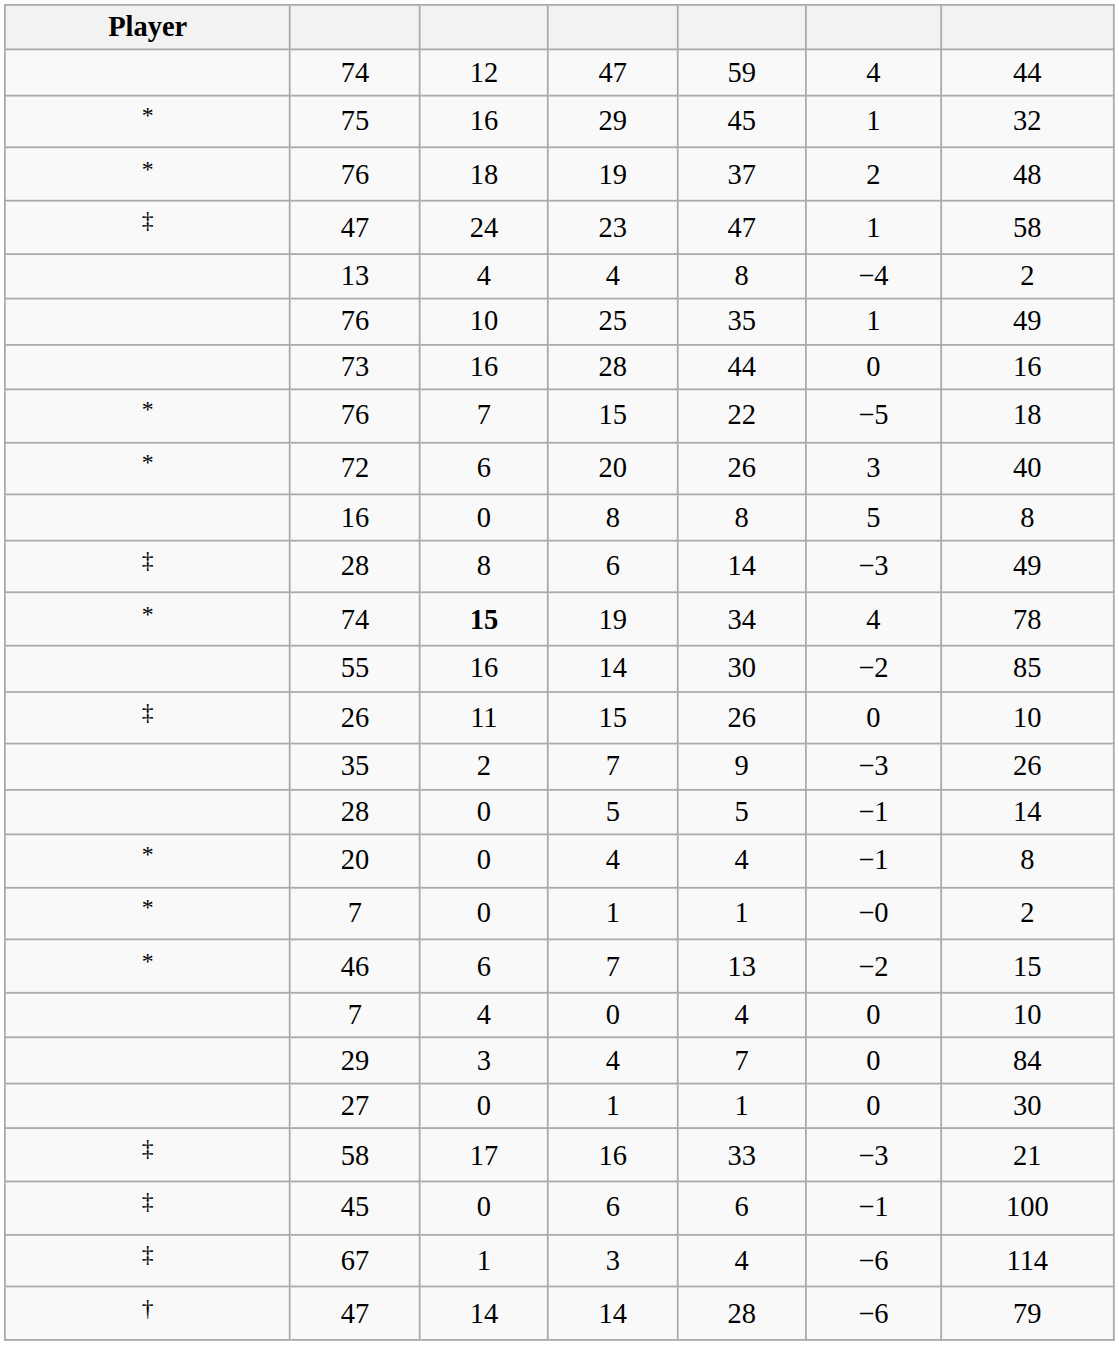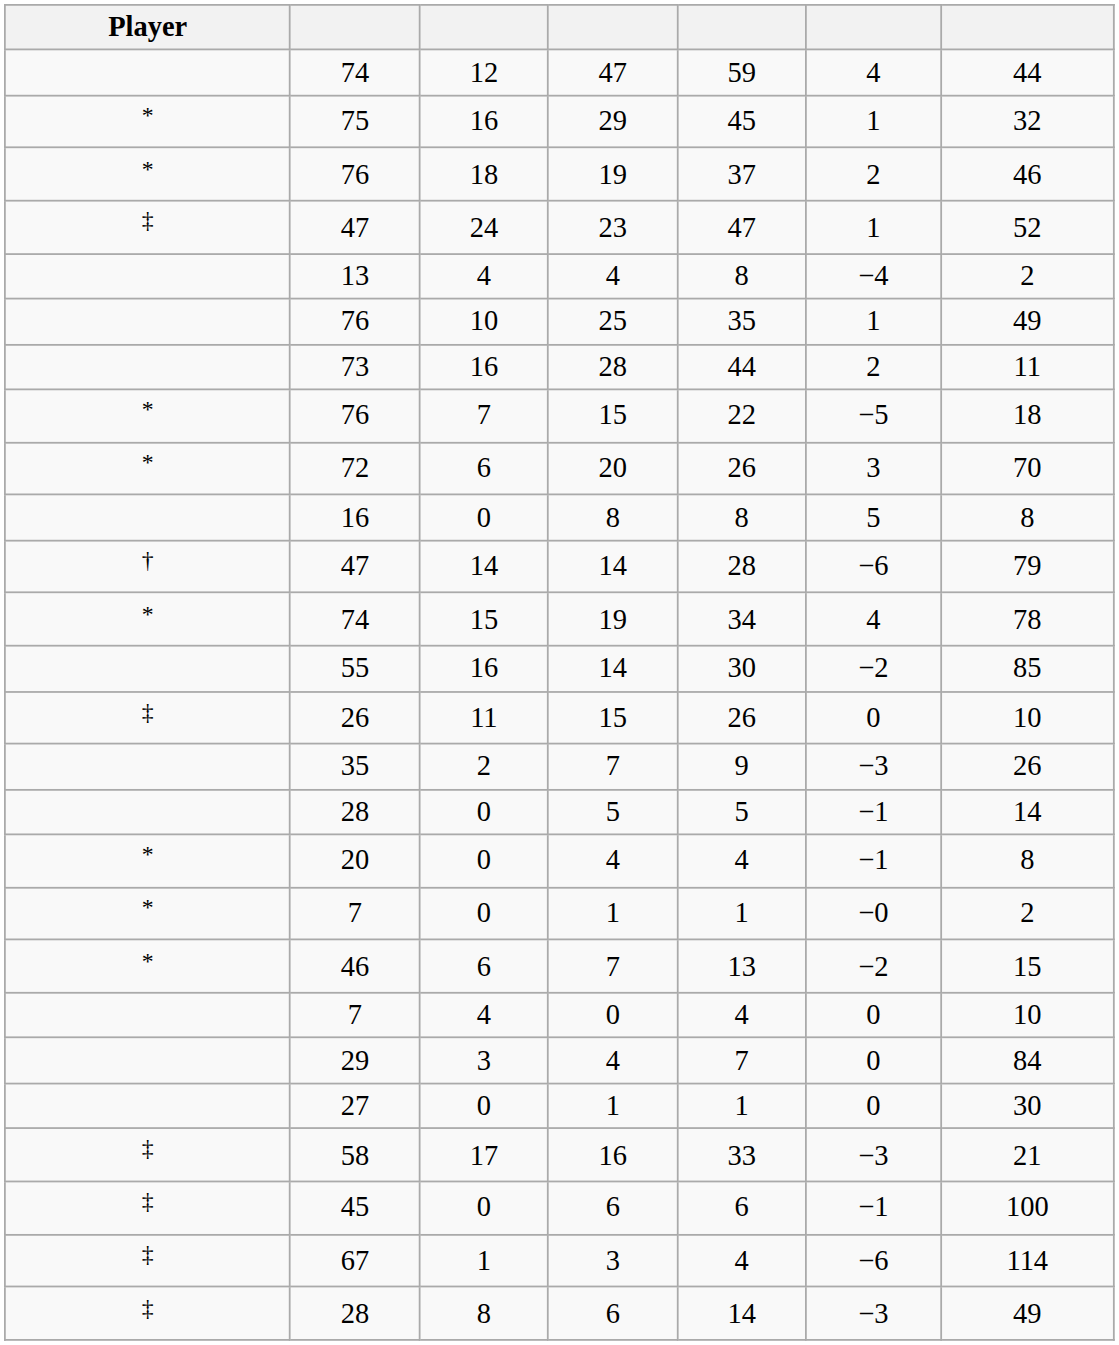(1027, 174) 48 -> (1027, 174) 46
(1027, 226) 58 -> (1027, 226) 52
(873, 366) 0 -> (873, 366) 2
(1027, 366) 16 -> (1027, 366) 11
(1027, 468) 40 -> (1027, 468) 70
rows swapped: (355, 566) <-> (355, 1313)
(484, 619) bold -> (484, 619) normal
